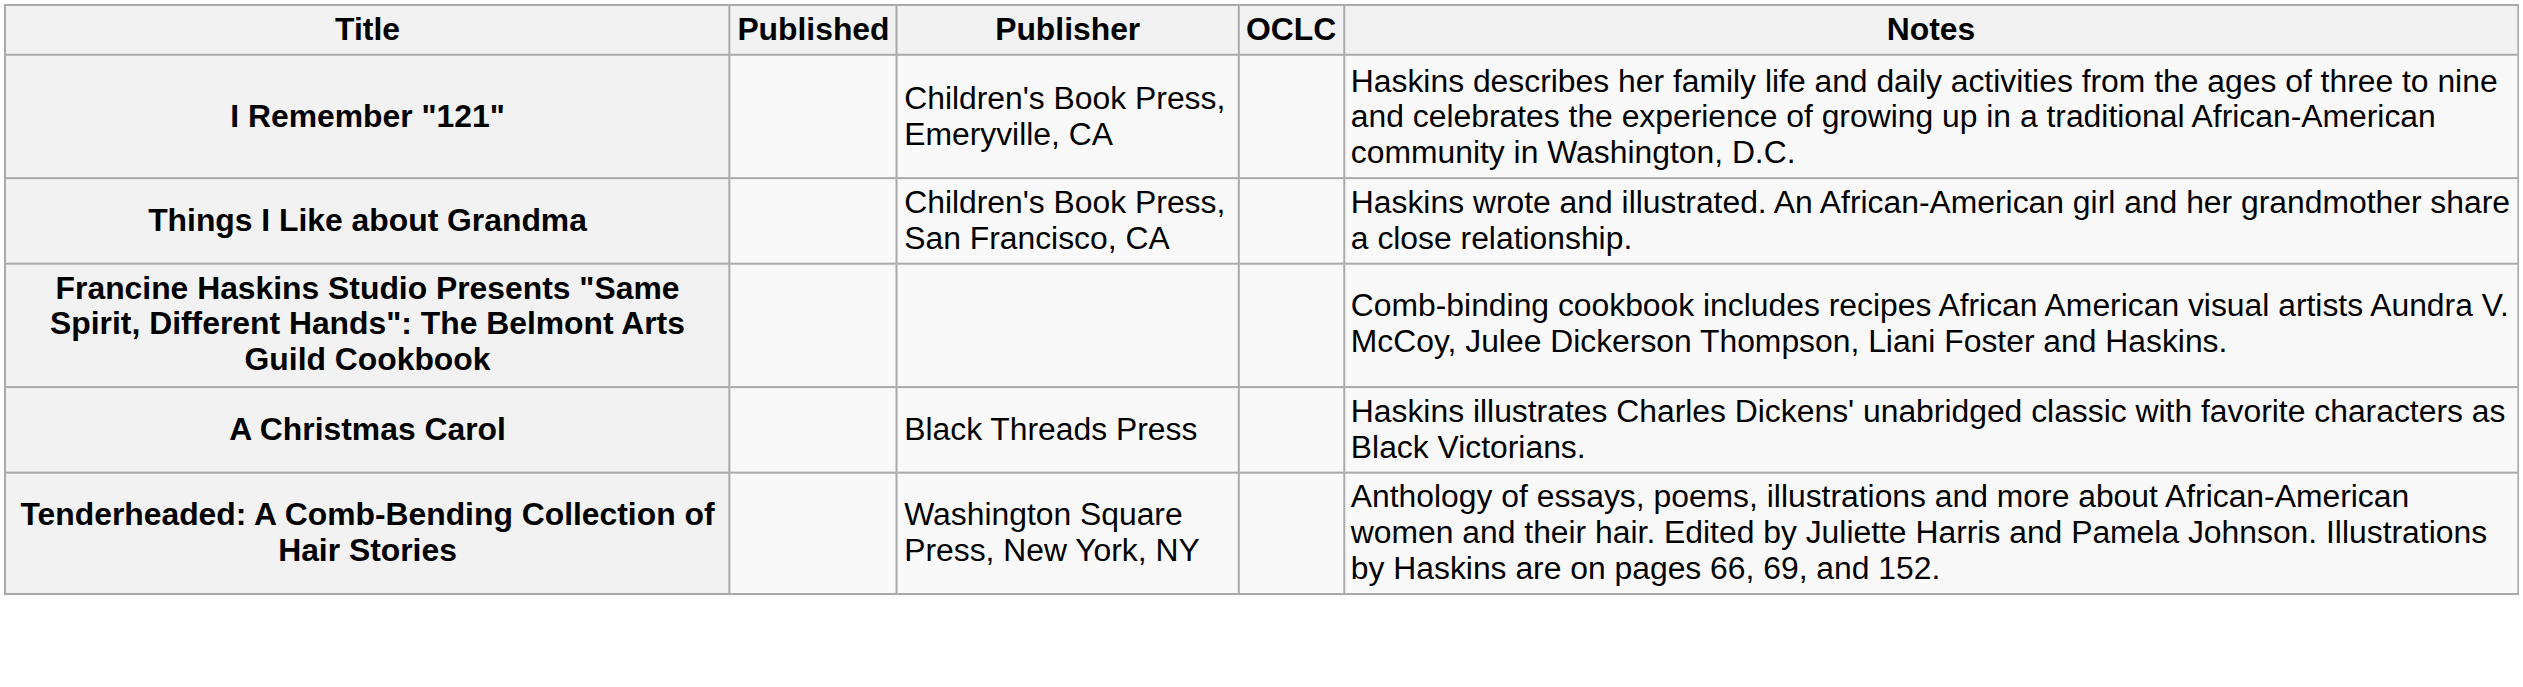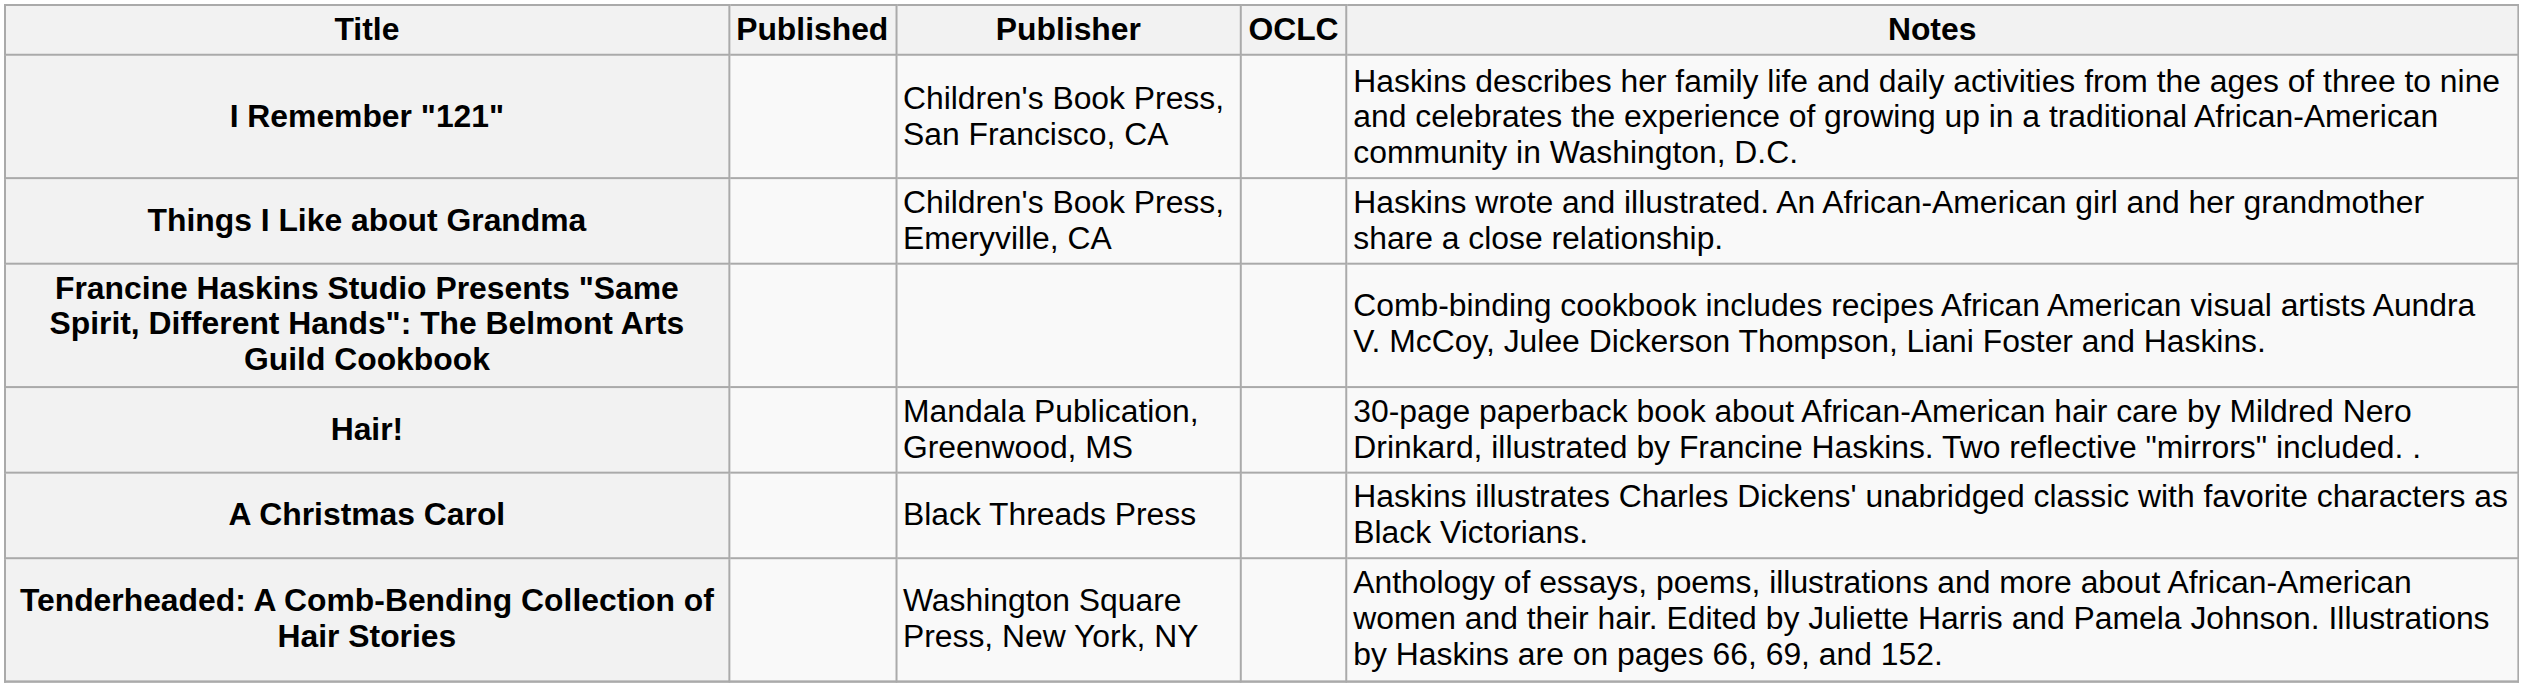(1065, 116) Children's Book Press, Emeryville, CA -> (1064, 116) Children's Book Press, San Francisco, CA
(1065, 220) Children's Book Press, San Francisco, CA -> (1064, 220) Children's Book Press, Emeryville, CA
+ row: (367, 428)
